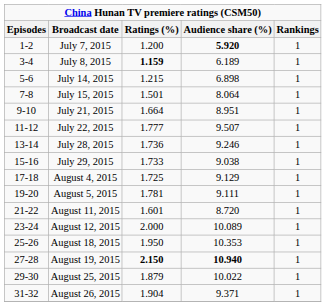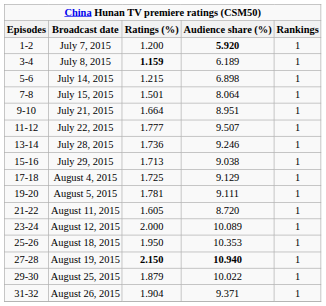(152, 161) 1.733 -> (152, 161) 1.713
(152, 210) 1.601 -> (152, 210) 1.605
